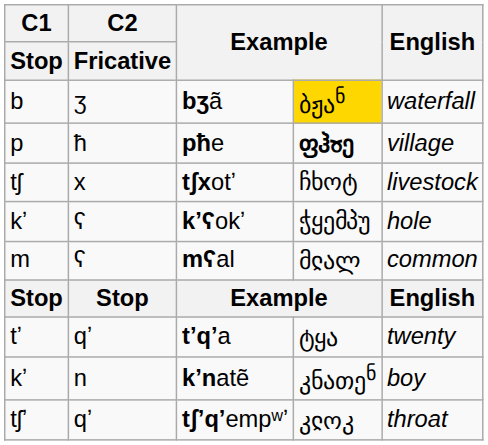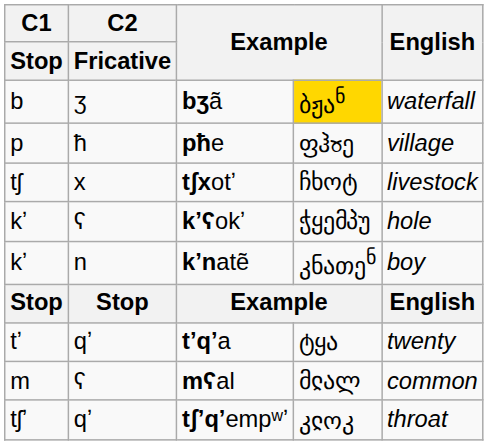(326, 143) bold -> (326, 143) normal
rows swapped: (208, 260) <-> (216, 378)
